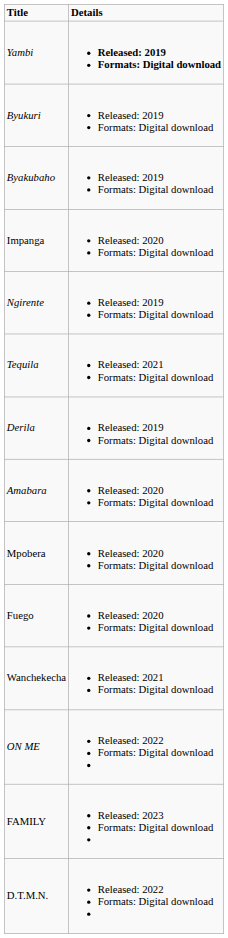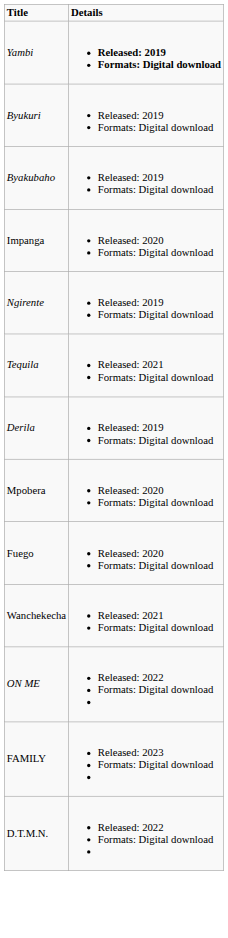- row: (27, 490)
